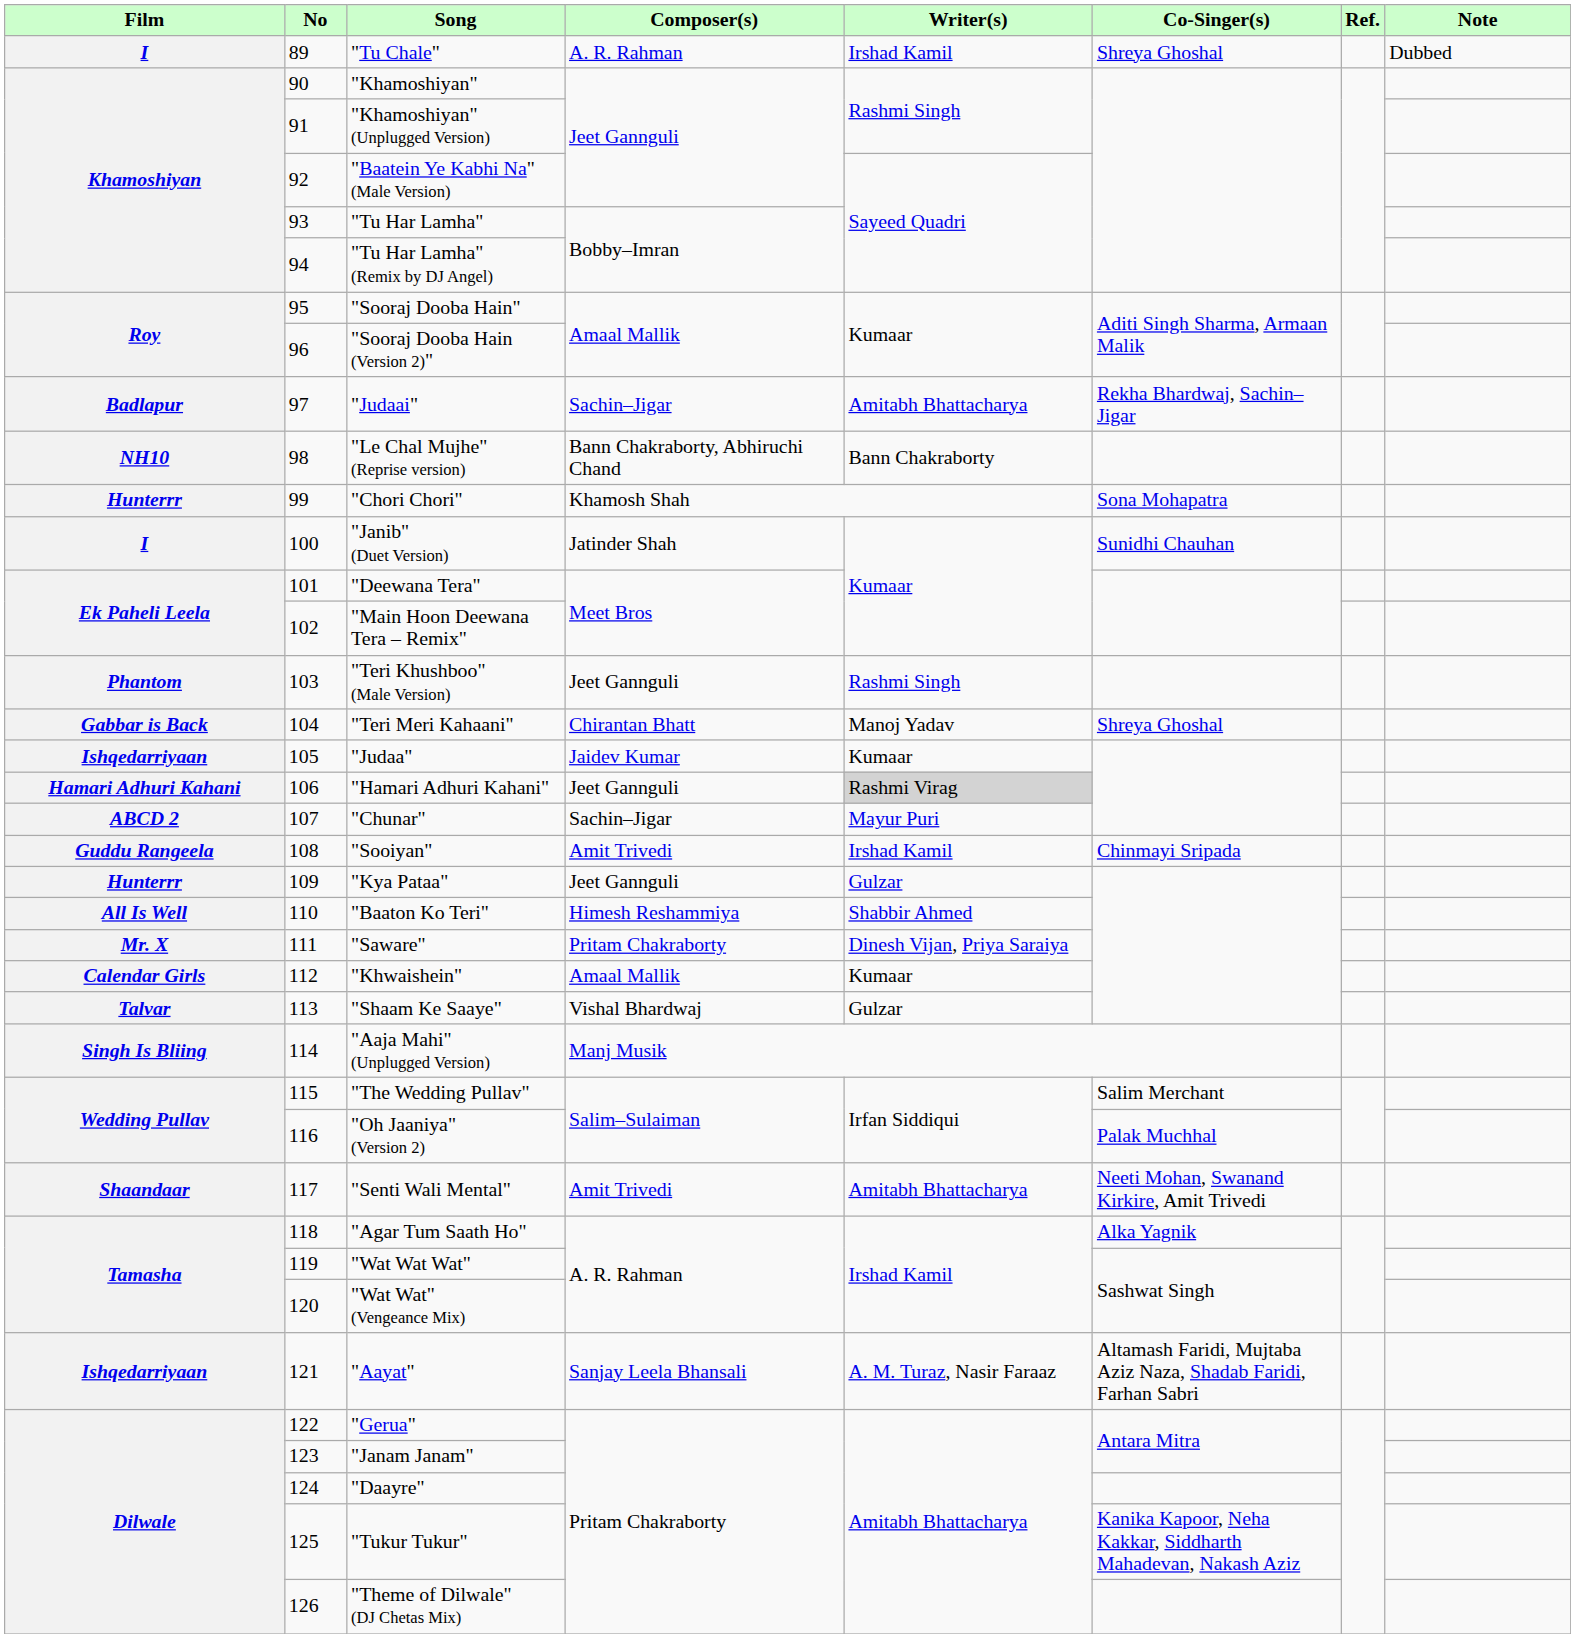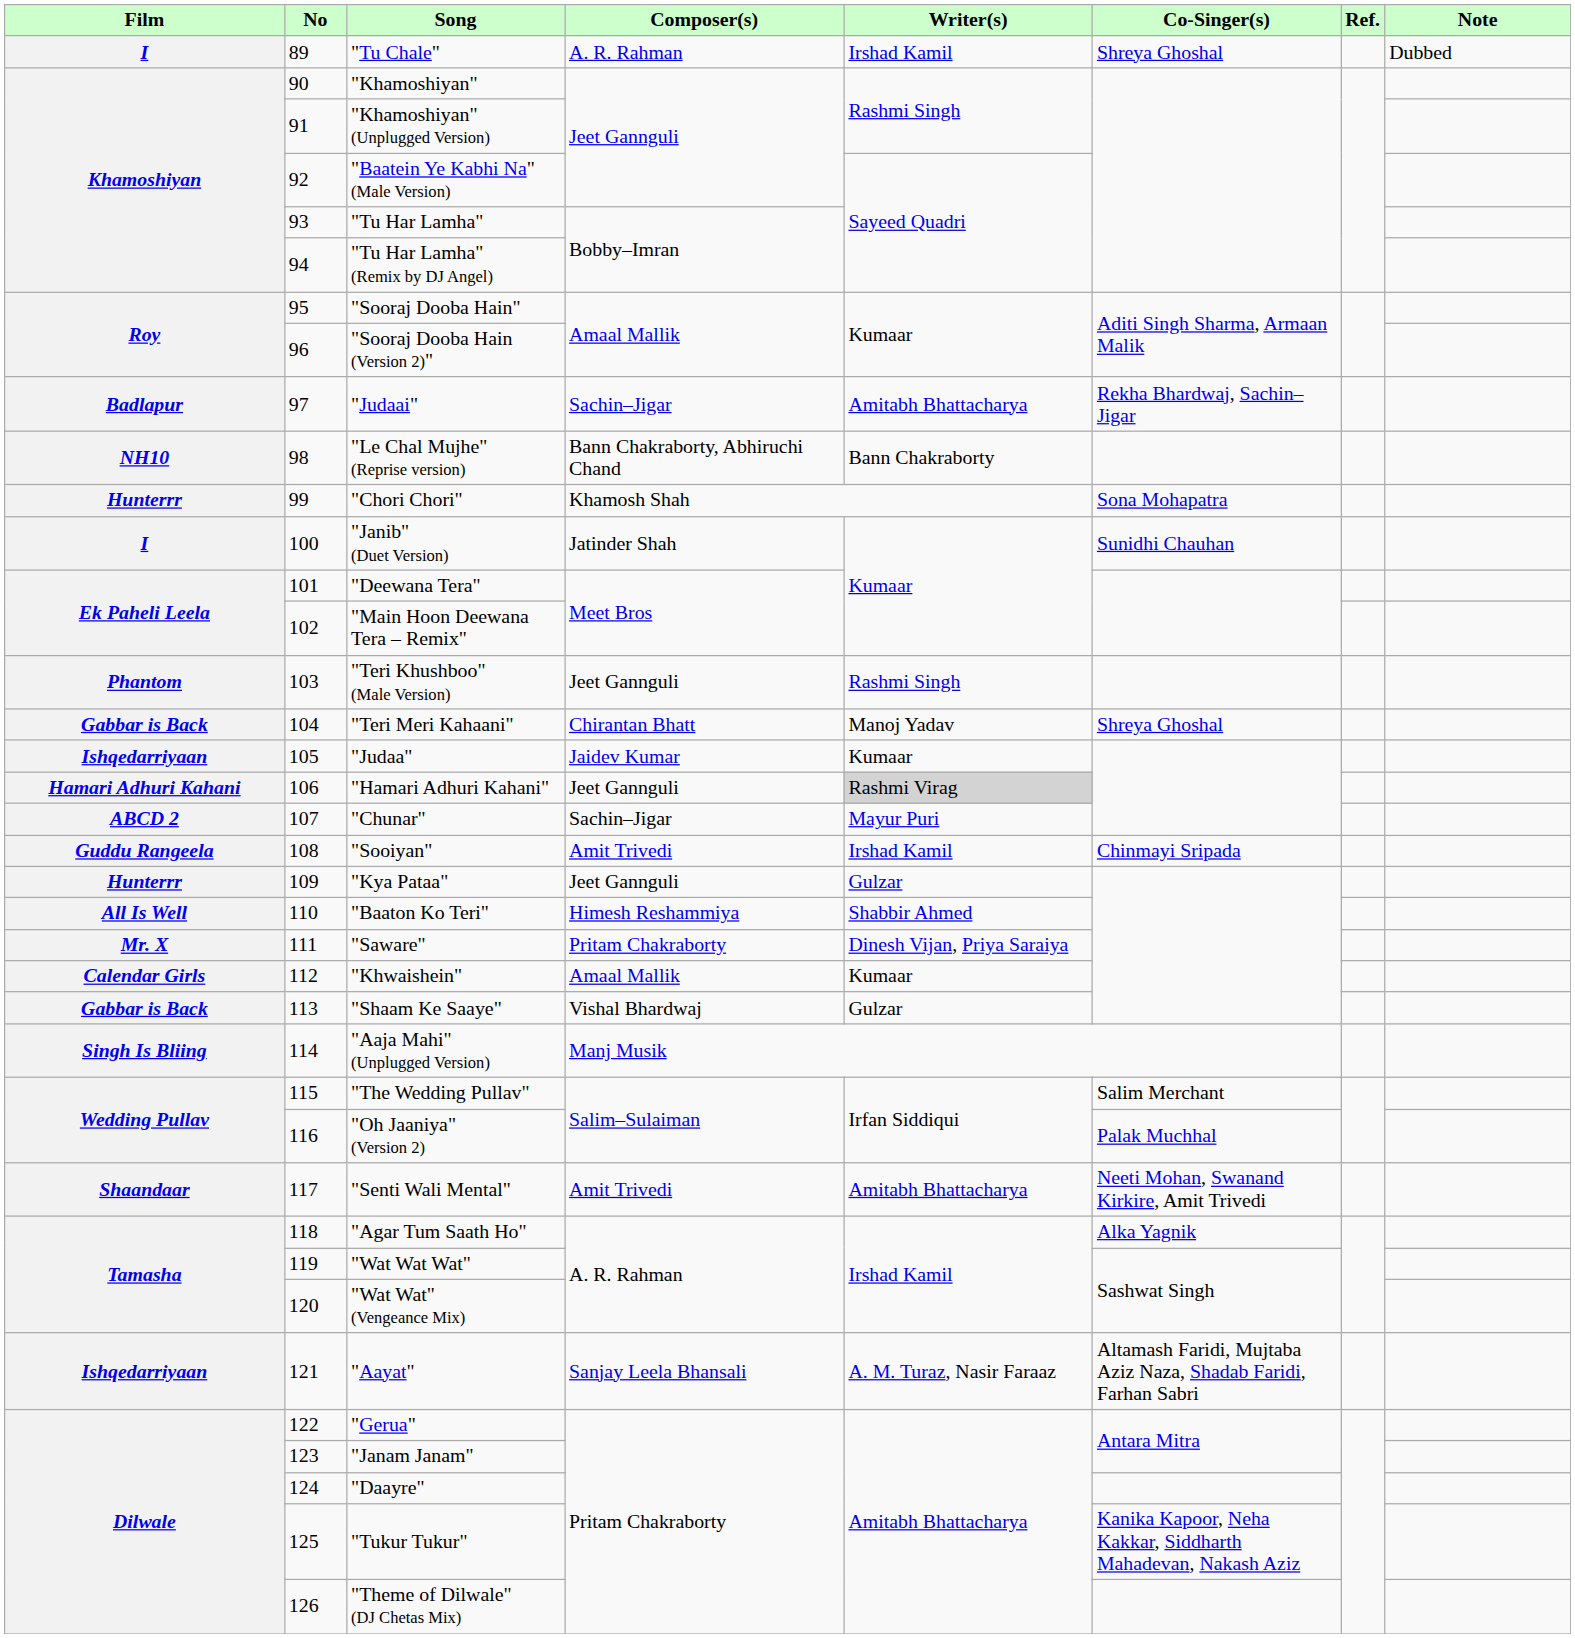(144, 1007) Talvar -> (144, 1007) Gabbar is Back
